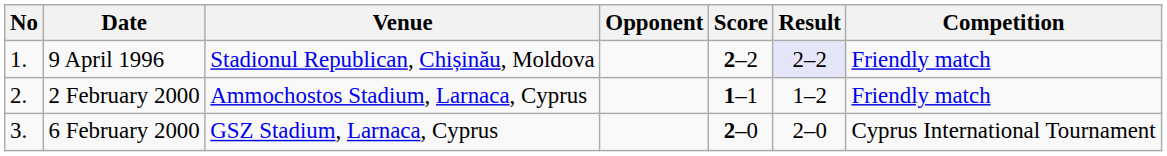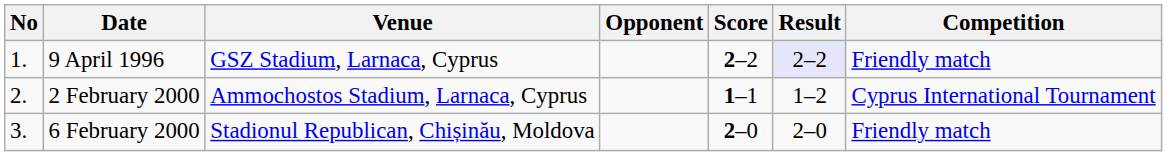(403, 58) Stadionul Republican, Chișinău, Moldova -> (354, 58) GSZ Stadium, Larnaca, Cyprus
(921, 95) Friendly match -> (1004, 95) Cyprus International Tournament
(354, 131) GSZ Stadium, Larnaca, Cyprus -> (403, 131) Stadionul Republican, Chișinău, Moldova
(1004, 131) Cyprus International Tournament -> (921, 131) Friendly match
